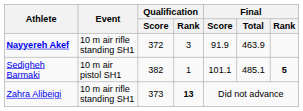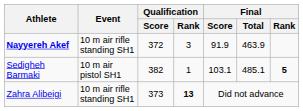(220, 70) 101.1 -> (220, 70) 103.1
